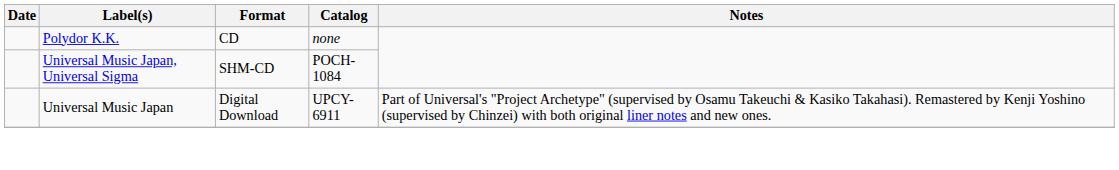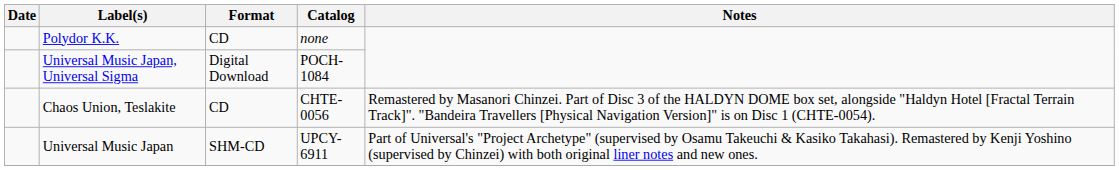(247, 68) SHM-CD -> (239, 68) Digital Download
+ row: (109, 107)
(249, 107) Digital Download -> (237, 146) SHM-CD
